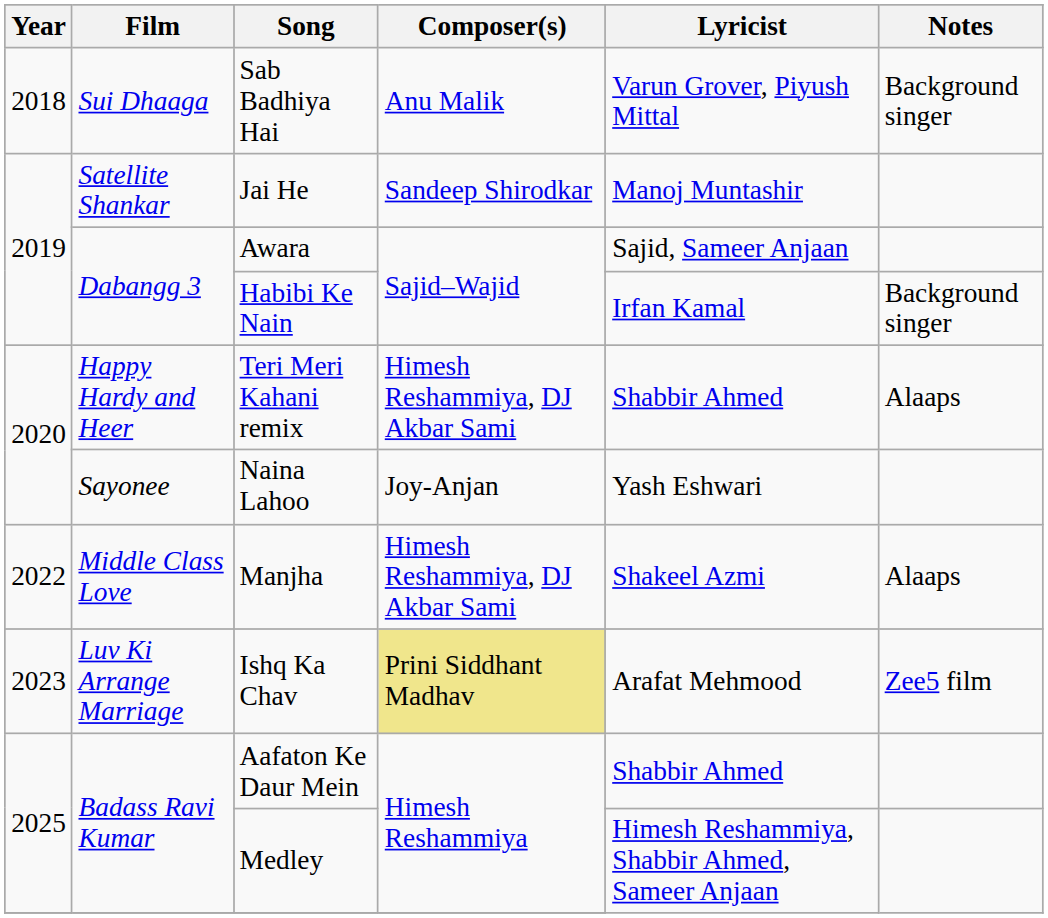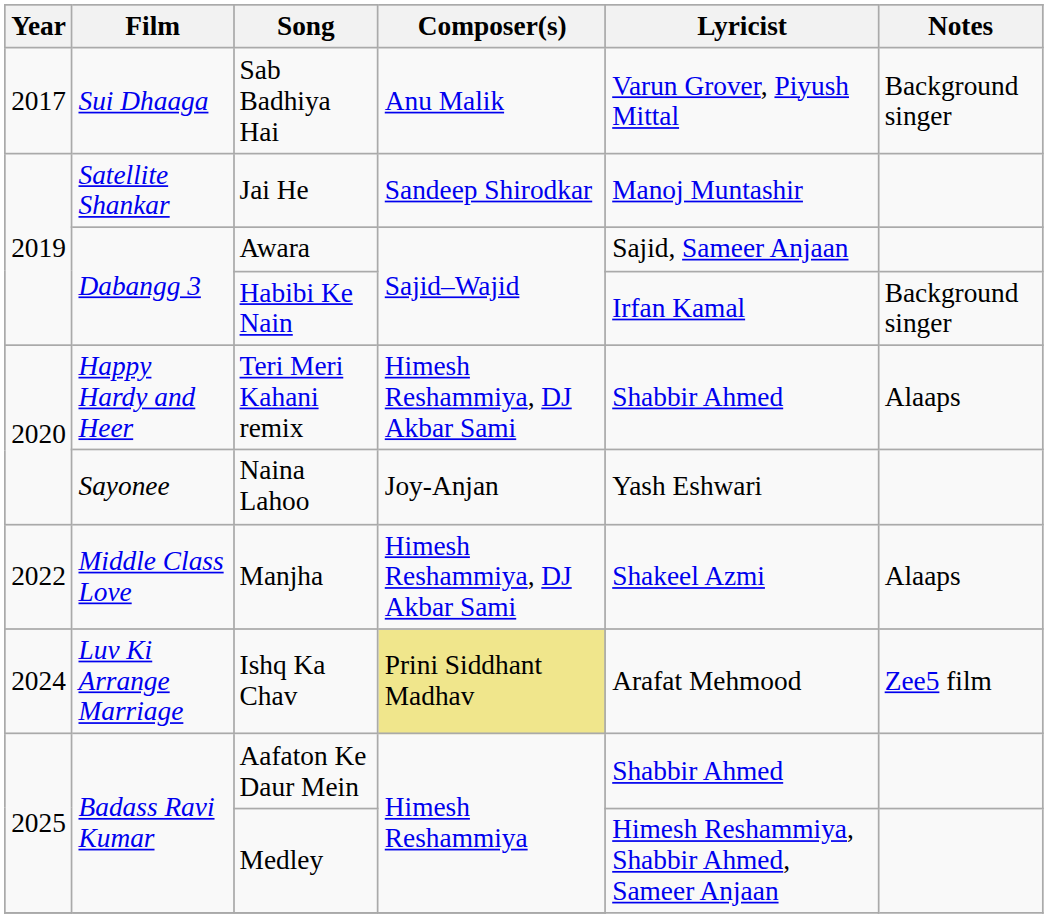(39, 100) 2018 -> (39, 100) 2017
(39, 681) 2023 -> (39, 681) 2024
